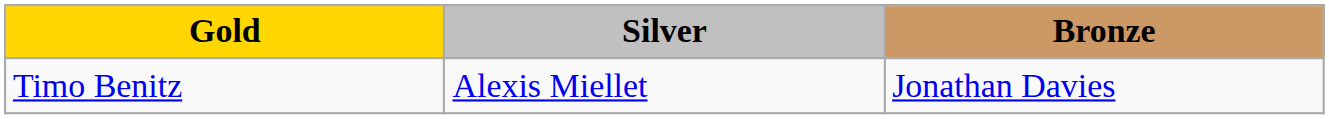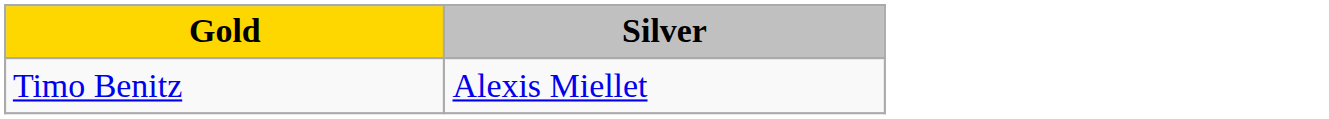- column: (1104, 31)
